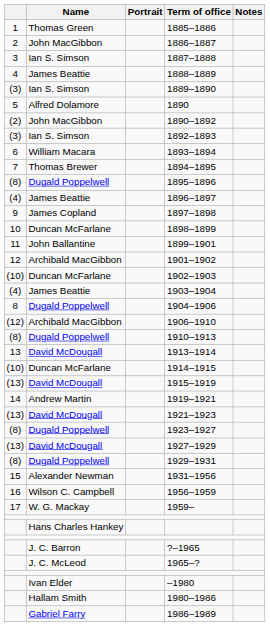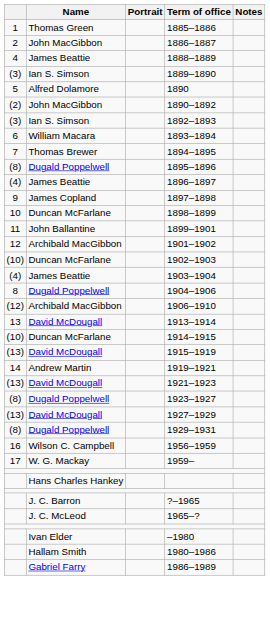- row: (59, 58)
- row: (69, 337)
- row: (71, 476)
